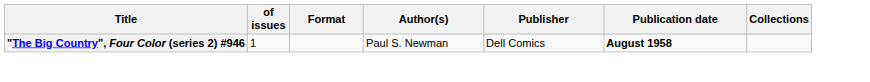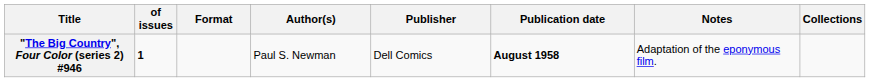+ column: (717, 19)
(253, 43) normal -> (140, 55) bold
